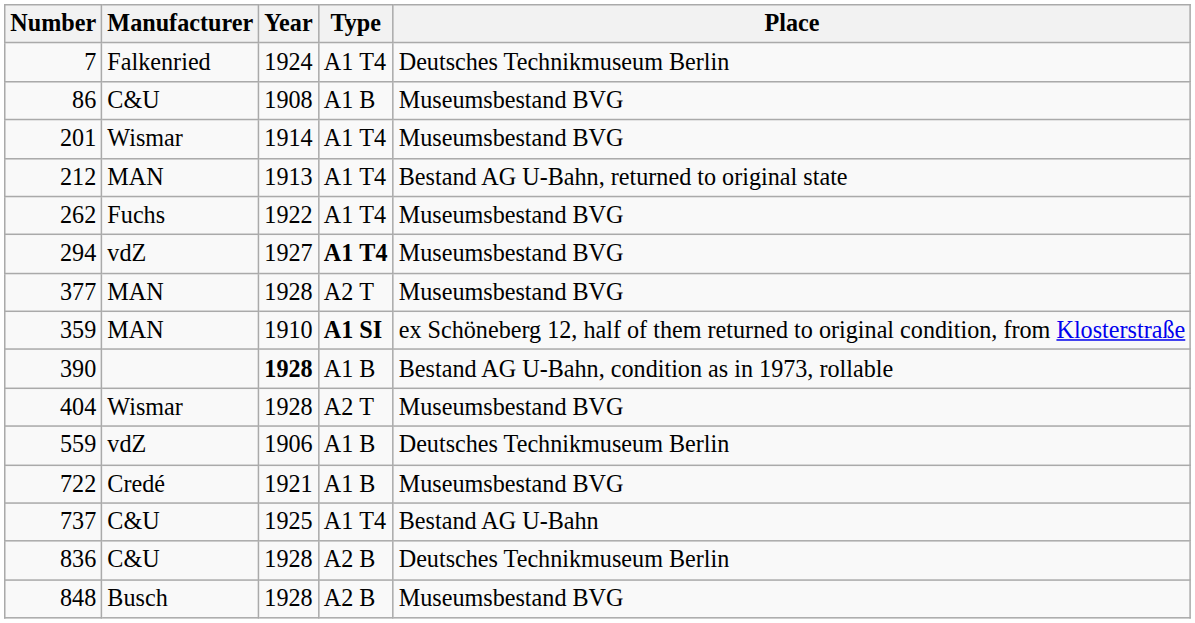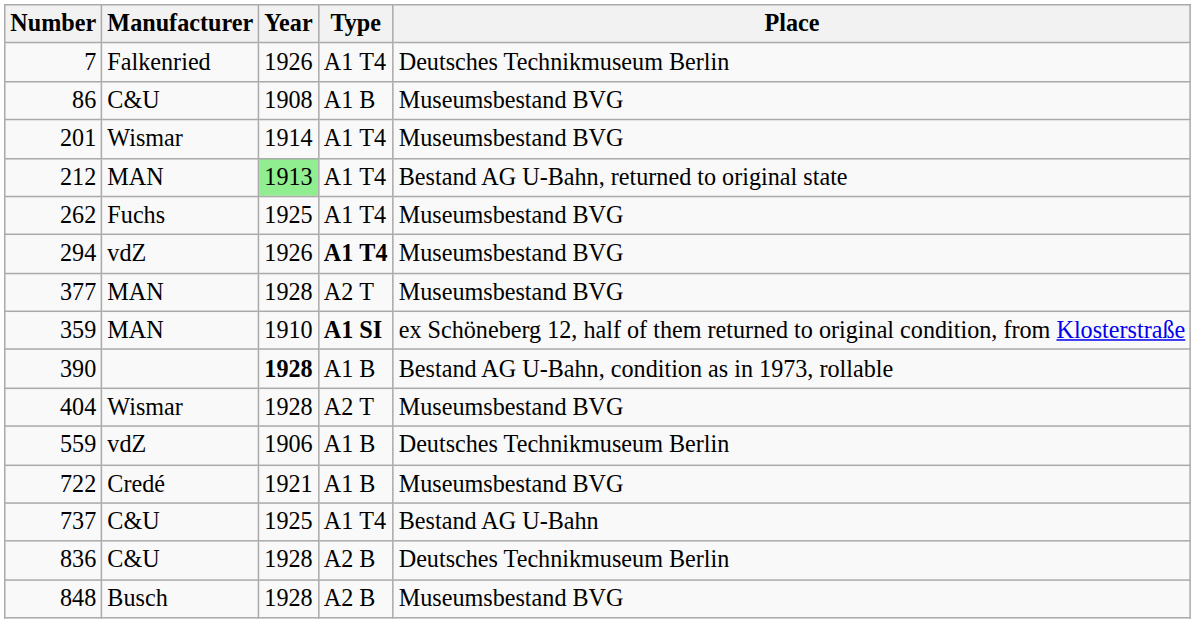(288, 61) 1924 -> (288, 61) 1926
(288, 176) no background -> (288, 176) lightgreen background
(288, 215) 1922 -> (288, 215) 1925
(288, 253) 1927 -> (288, 253) 1926
